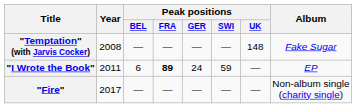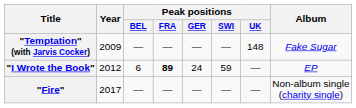(110, 46) 2008 -> (110, 46) 2009
(110, 68) 2011 -> (110, 68) 2012
